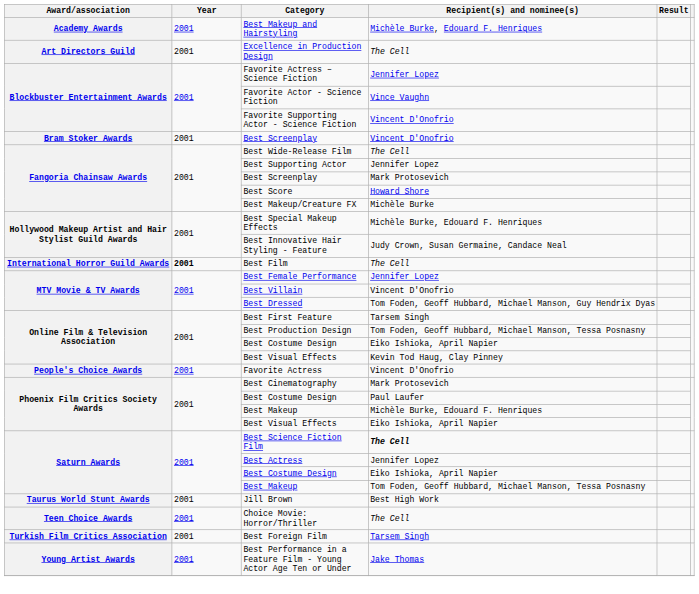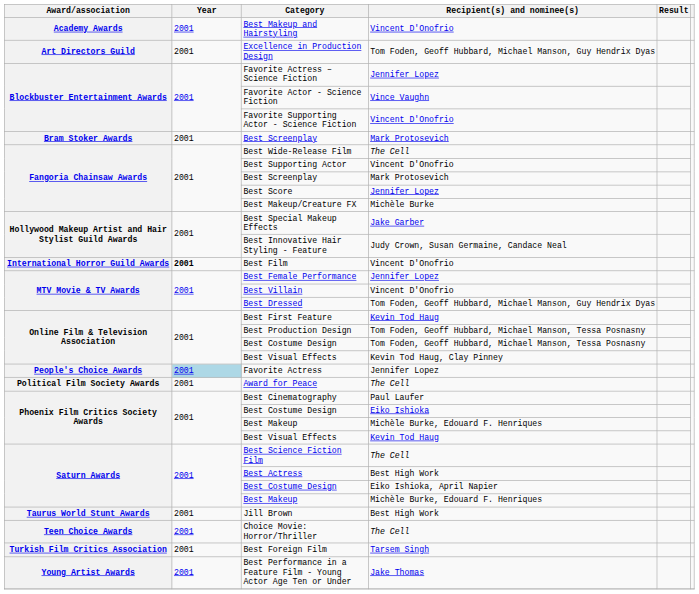(456, 29) Michèle Burke, Edouard F. Henriques -> (412, 29) Vincent D'Onofrio
(390, 52) The Cell -> (513, 52) Tom Foden, Geoff Hubbard, Michael Manson, Guy Hendrix Dyas
(412, 138) Vincent D'Onofrio -> (409, 138) Mark Protosevich
(405, 165) Jennifer Lopez -> (412, 165) Vincent D'Onofrio
(400, 192) Howard Shore -> (405, 192) Jennifer Lopez
(456, 223) Michèle Burke, Edouard F. Henriques -> (397, 223) Jake Garber
(390, 264) The Cell -> (412, 264) Vincent D'Onofrio
(400, 317) Tarsem Singh -> (405, 317) Kevin Tod Haug
(434, 344) Eiko Ishioka, April Napier -> (508, 344) Tom Foden, Geoff Hubbard, Michael Manson, Tessa Posnasny
(184, 371) no background -> (184, 371) lightblue background
(412, 371) Vincent D'Onofrio -> (405, 371) Jennifer Lopez
+ row: (88, 384)
(409, 384) Mark Protosevich -> (397, 397) Paul Laufer
(397, 397) Paul Laufer -> (400, 411) Eiko Ishioka
(434, 424) Eiko Ishioka, April Napier -> (405, 438) Kevin Tod Haug
(390, 442) bold -> (390, 456) normal
(405, 460) Jennifer Lopez -> (405, 474) Best High Work
(508, 487) Tom Foden, Geoff Hubbard, Michael Manson, Tessa Posnasny -> (456, 500) Michèle Burke, Edouard F. Henriques
